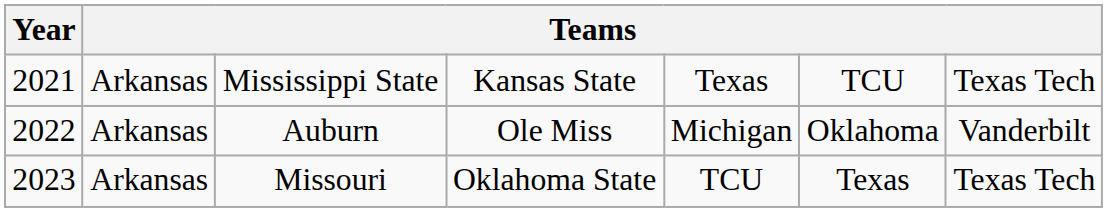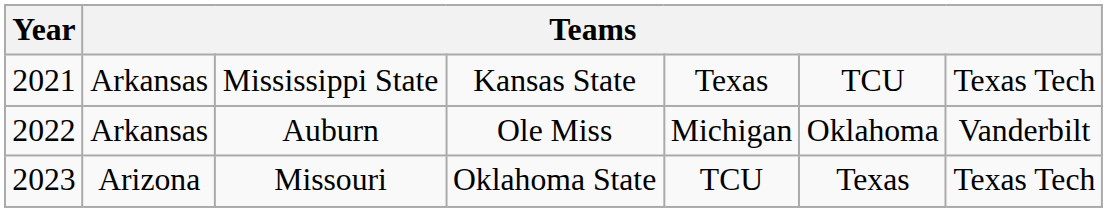(149, 180) Arkansas -> (149, 180) Arizona
